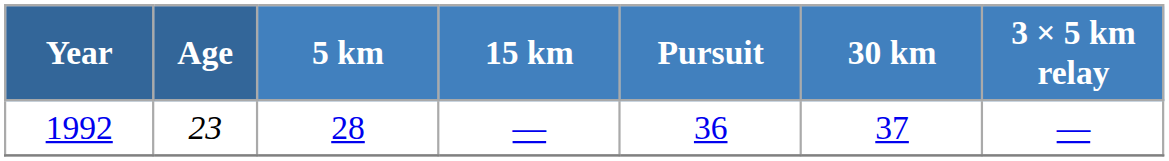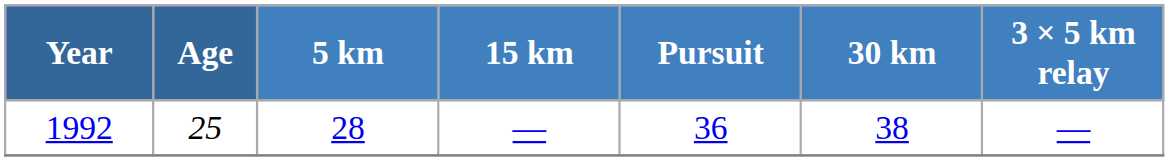(205, 127) 23 -> (205, 127) 25
(892, 127) 37 -> (892, 127) 38
